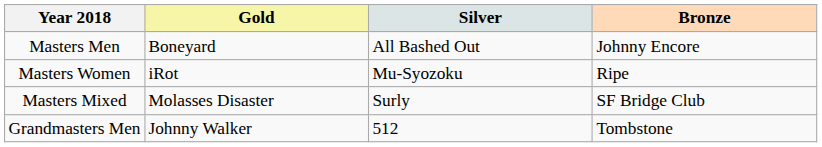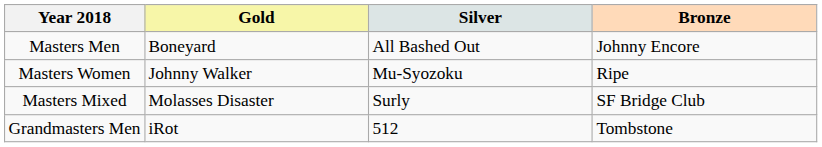(163, 73) iRot -> (200, 73) Johnny Walker
(200, 127) Johnny Walker -> (163, 127) iRot
